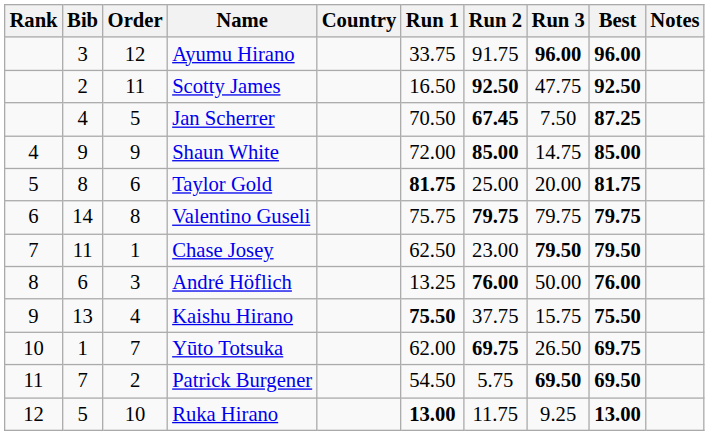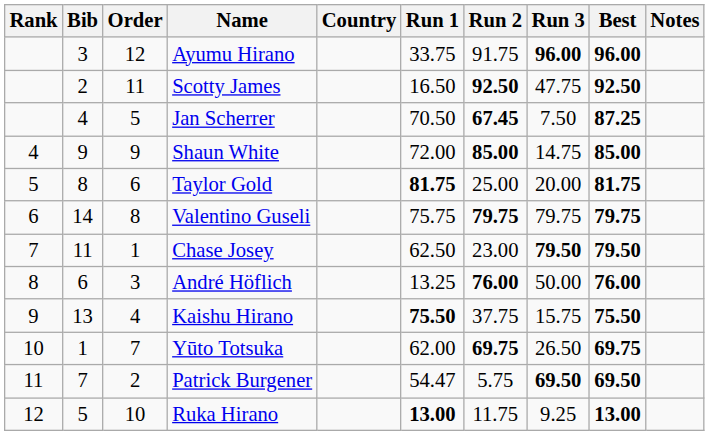(432, 380) 54.50 -> (432, 380) 54.47
